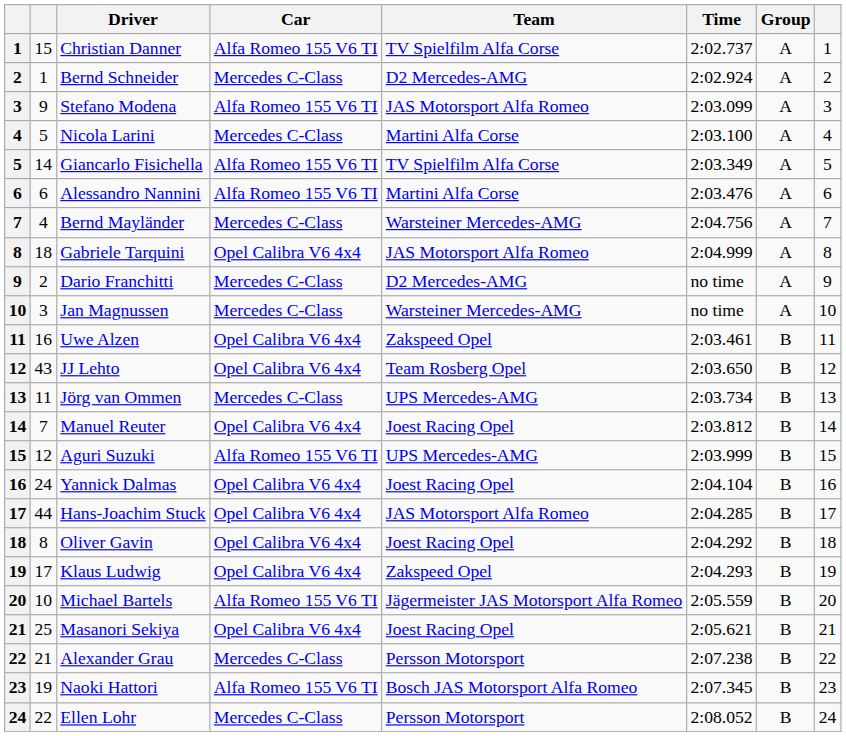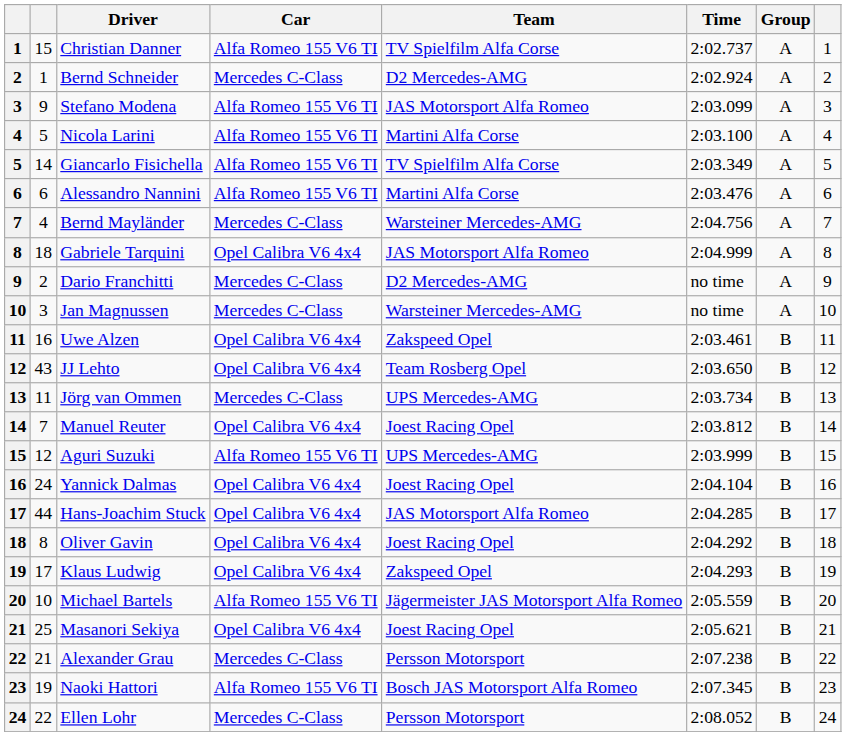(278, 135) Mercedes C-Class -> (296, 135) Alfa Romeo 155 V6 TI
